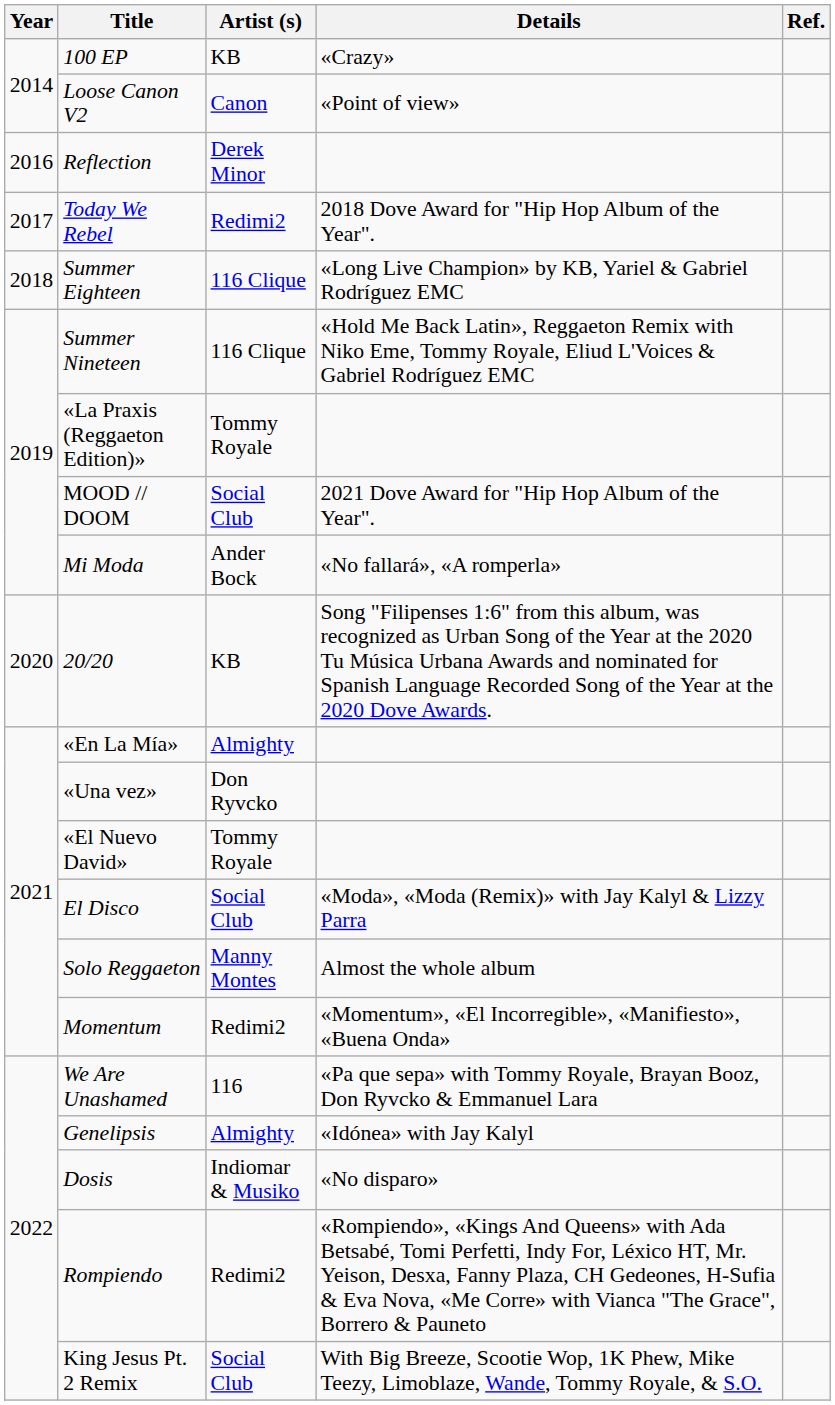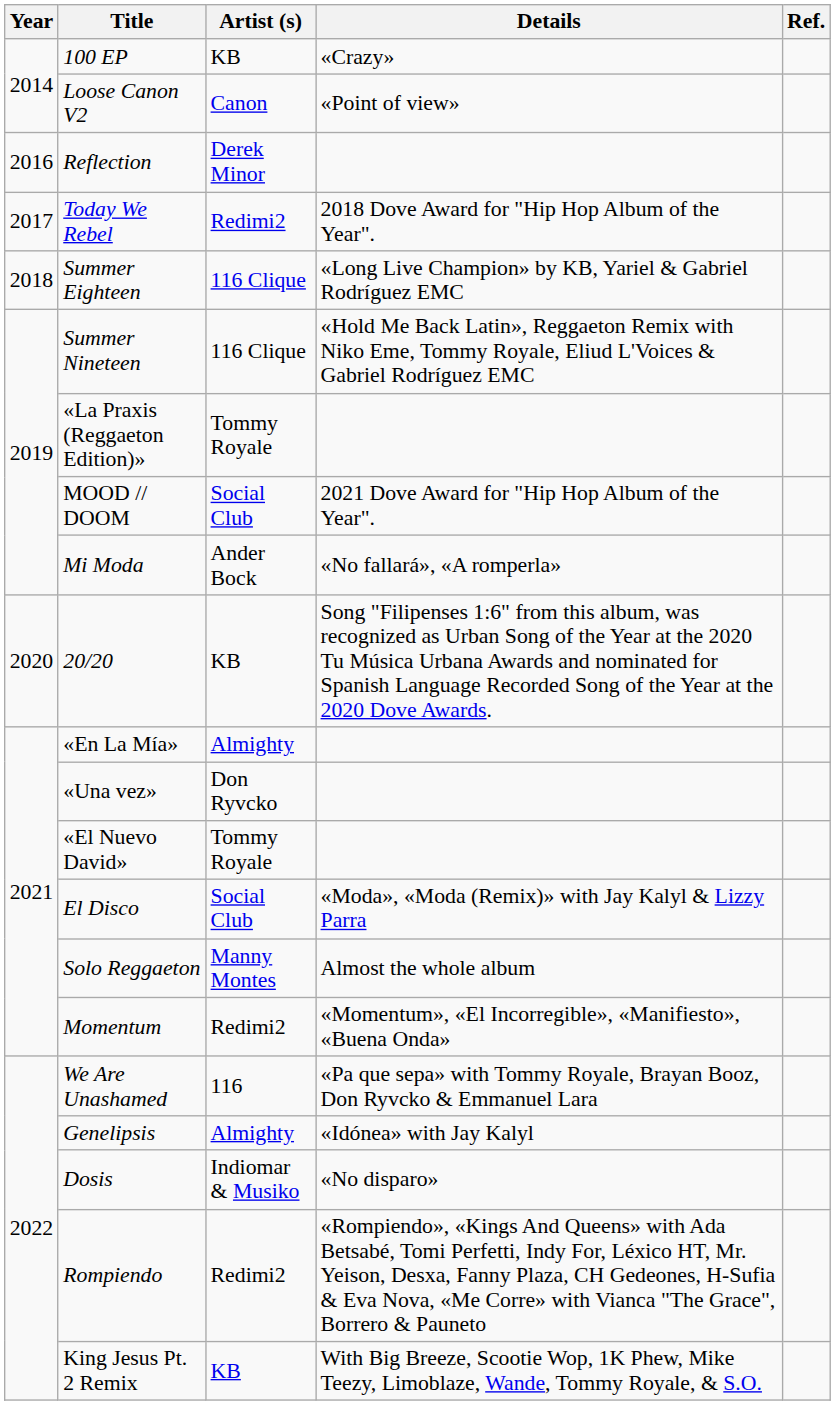(238, 1370) Social Club -> (226, 1370) KB
